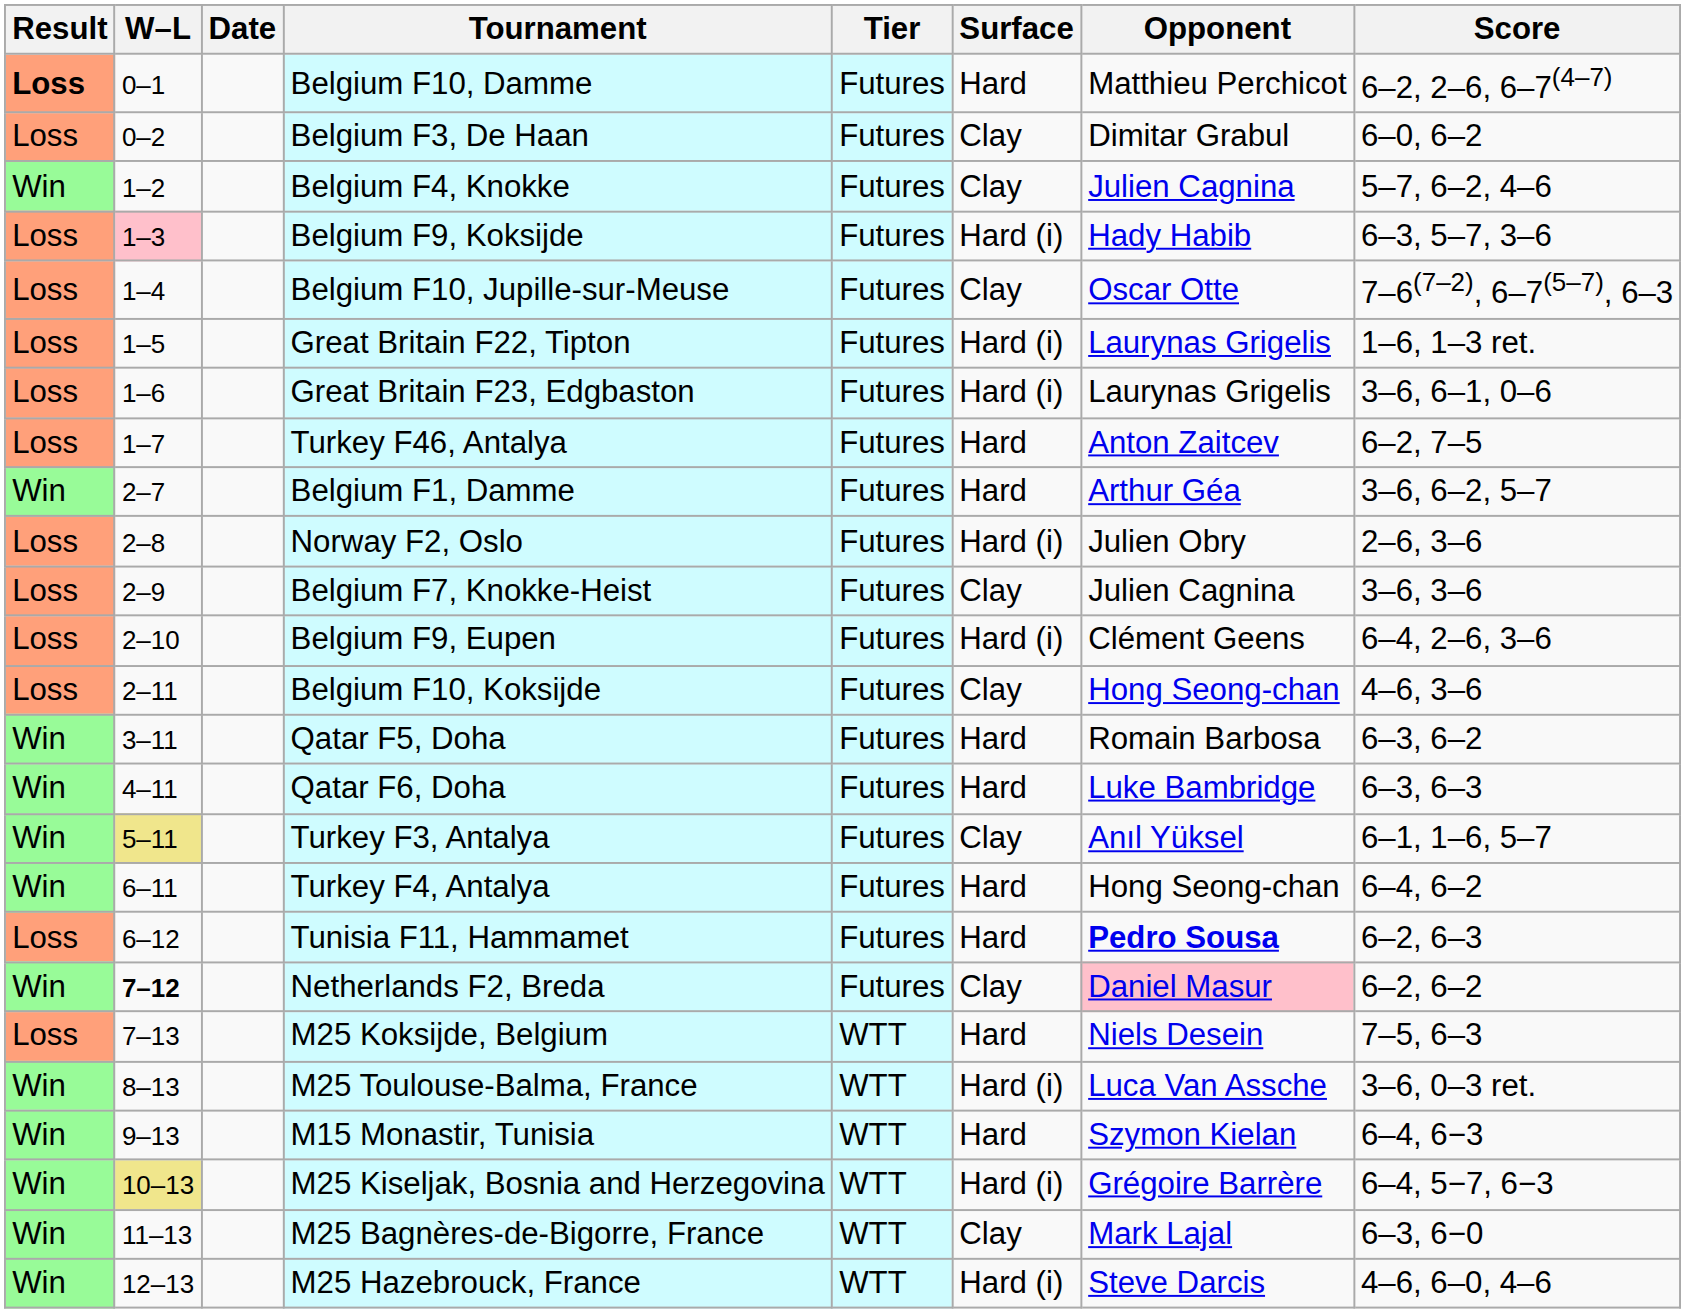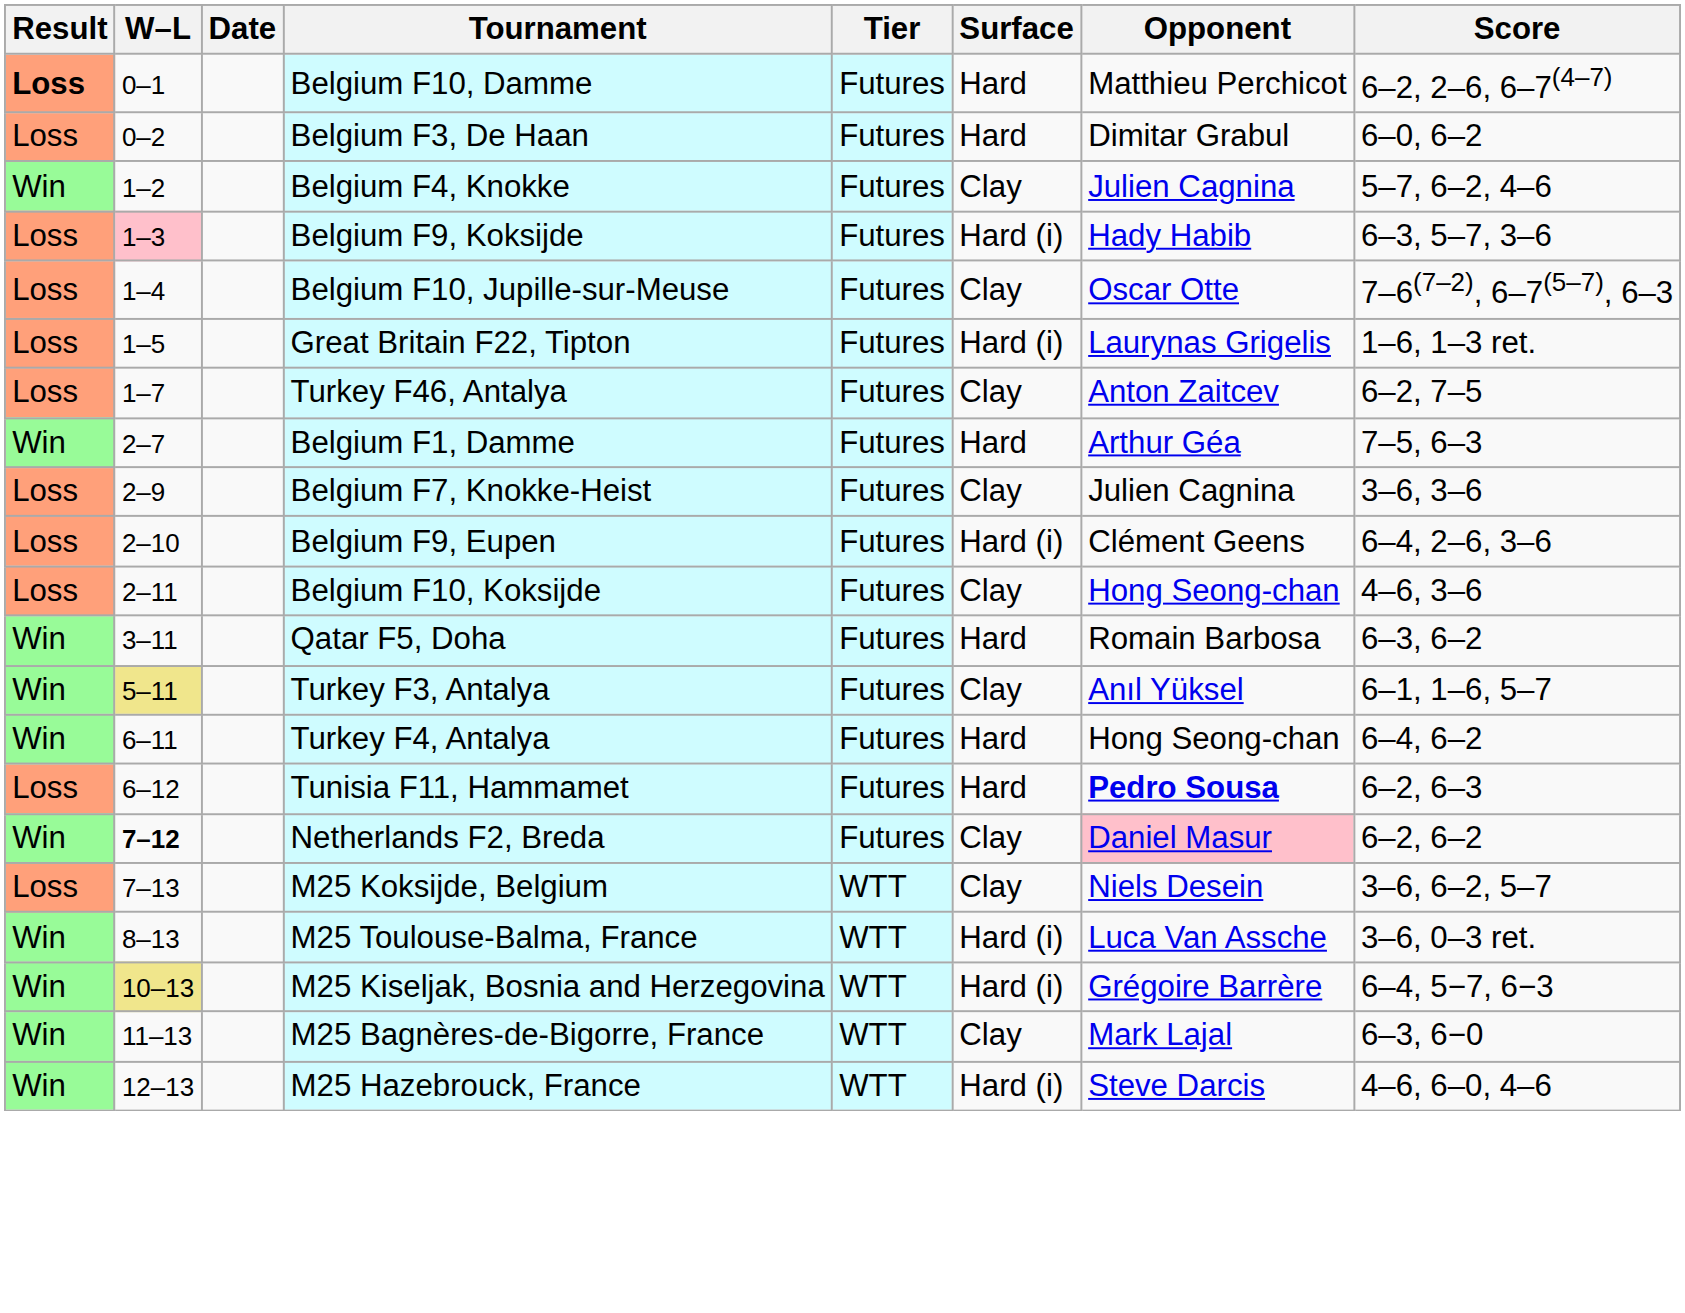(991, 136) Clay -> (993, 136) Hard
- row: (493, 392)
(993, 441) Hard -> (991, 392) Clay
(1456, 491) 3–6, 6–2, 5–7 -> (1422, 441) 7–5, 6–3
- row: (407, 540)
- row: (398, 788)
(993, 1035) Hard -> (991, 887) Clay
(1422, 1035) 7–5, 6–3 -> (1456, 887) 3–6, 6–2, 5–7
- row: (442, 1134)
